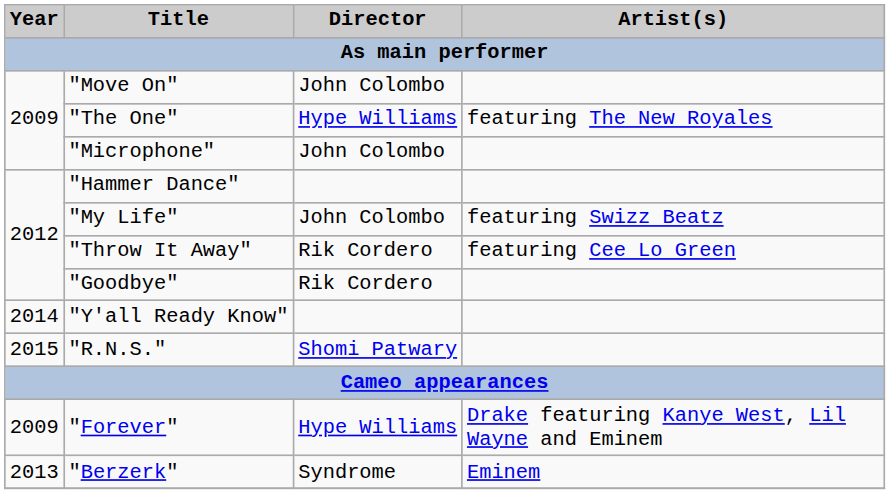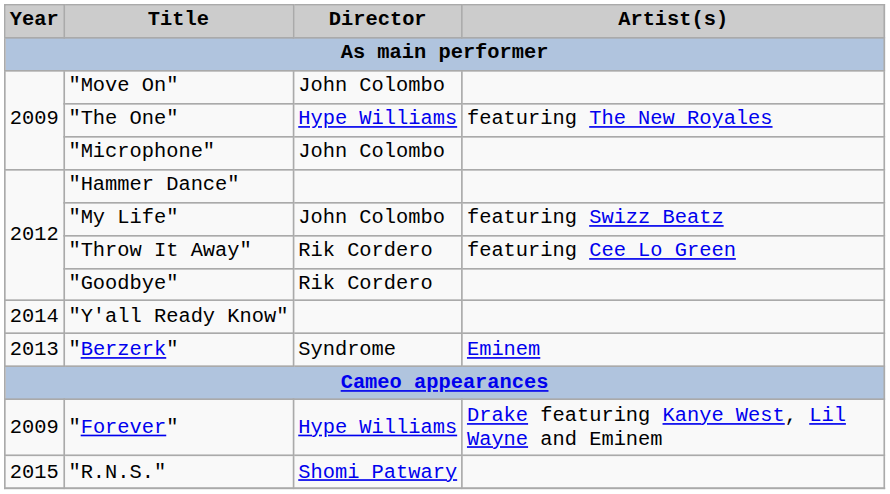rows swapped: (117, 351) <-> (123, 472)
